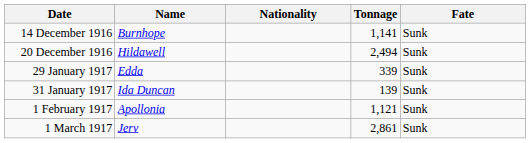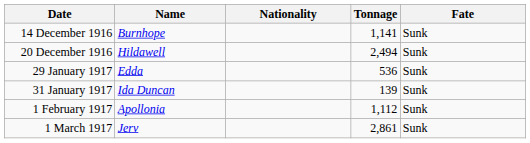(388, 71) 339 -> (388, 71) 536
(384, 109) 1,121 -> (384, 109) 1,112
